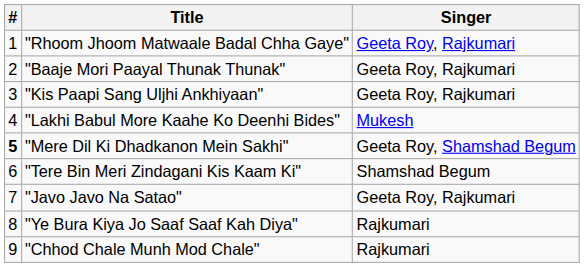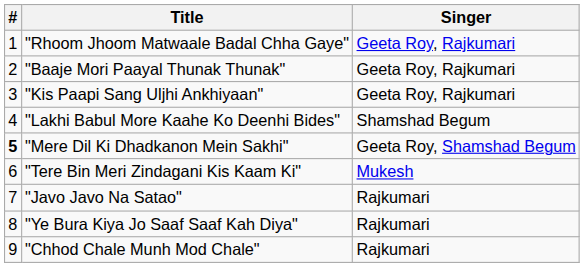(385, 121) Mukesh -> (423, 121) Shamshad Begum
(423, 172) Shamshad Begum -> (385, 172) Mukesh
(436, 198) Geeta Roy, Rajkumari -> (393, 198) Rajkumari
